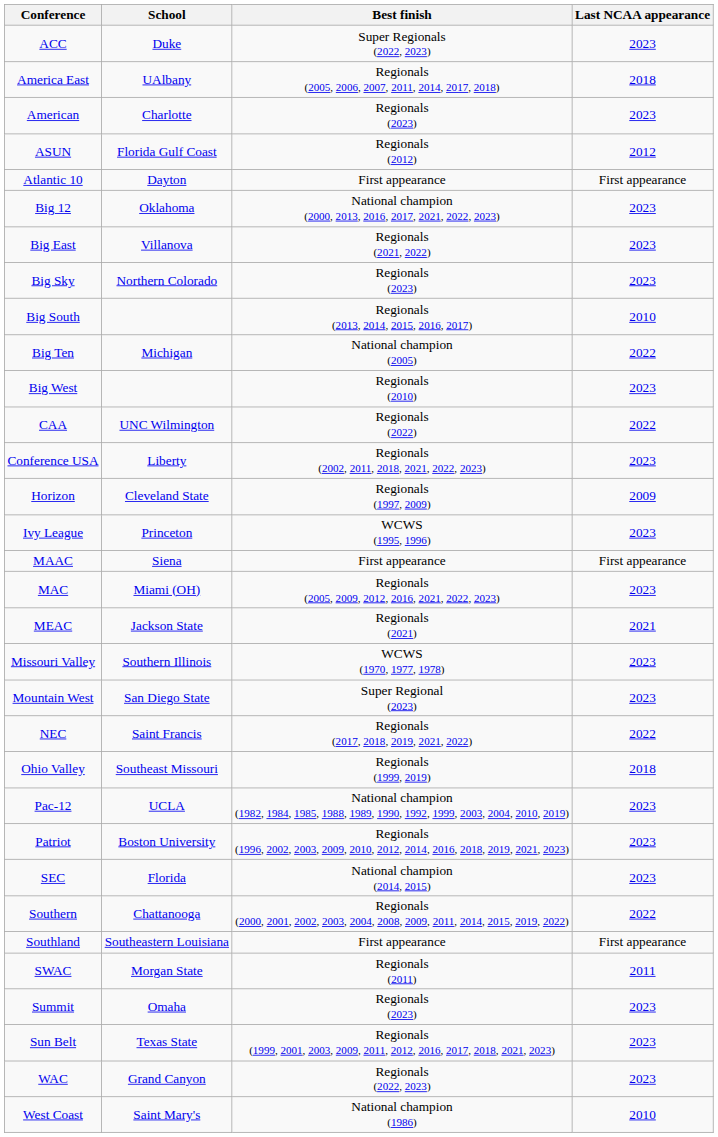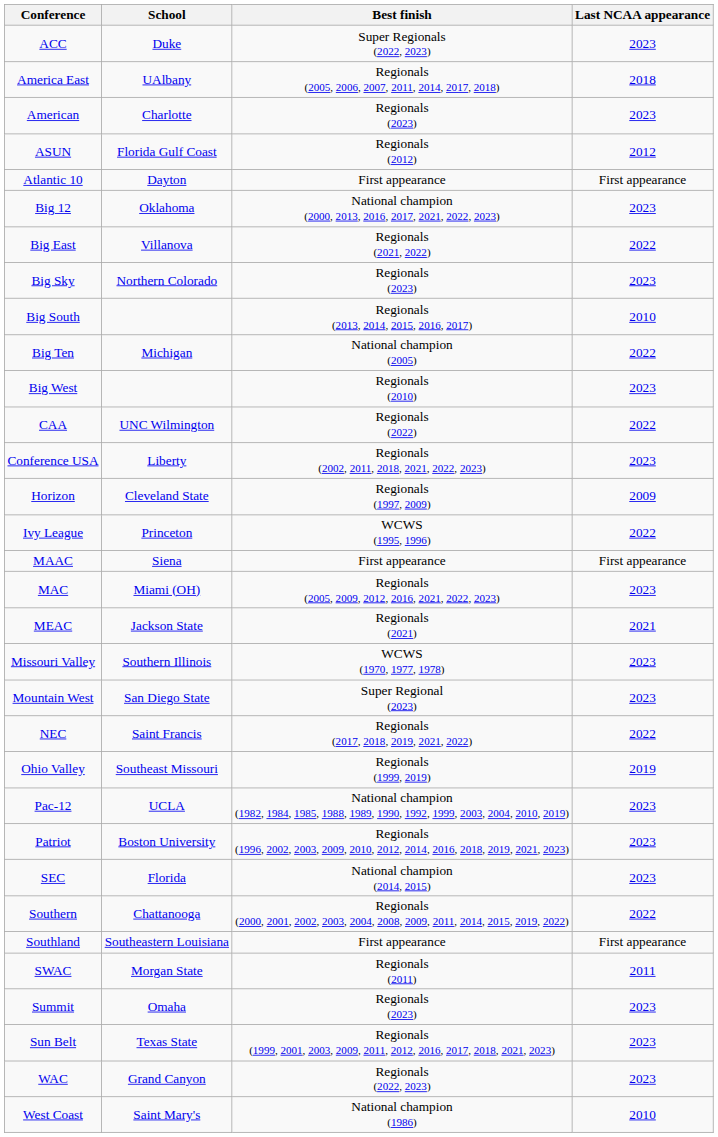(643, 244) 2023 -> (643, 244) 2022
(643, 532) 2023 -> (643, 532) 2022
(643, 769) 2018 -> (643, 769) 2019
